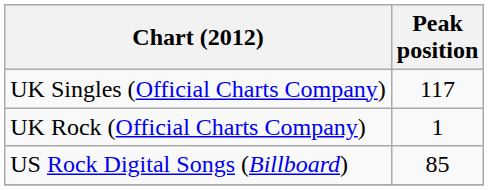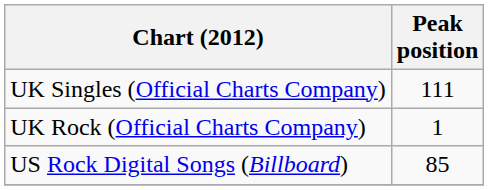(438, 88) 117 -> (438, 88) 111
